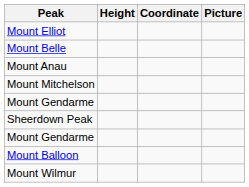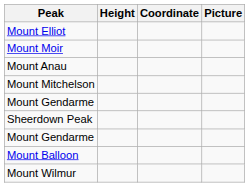- row: (37, 48)
+ row: (35, 48)
